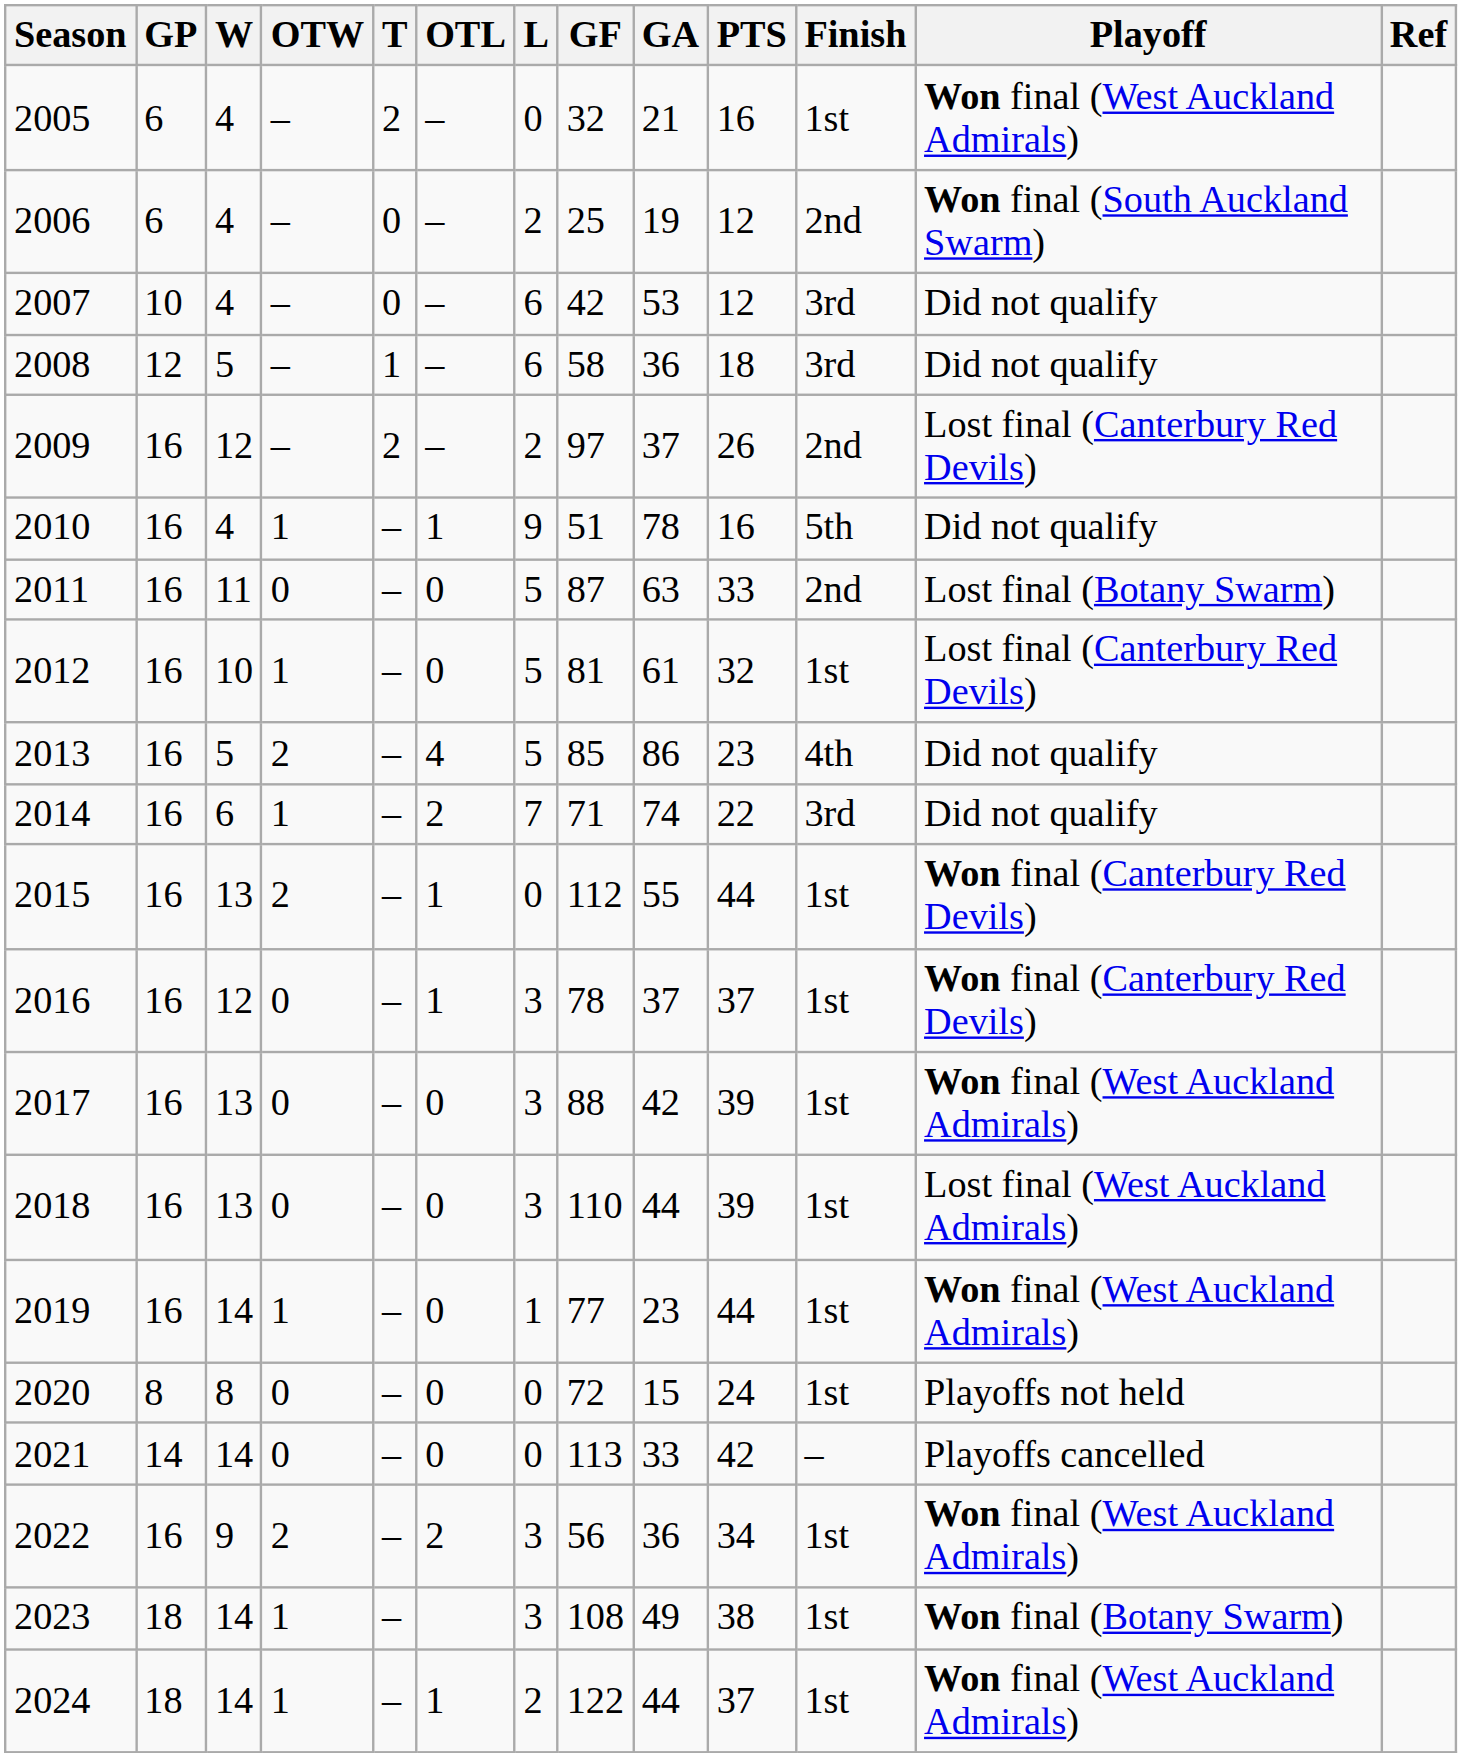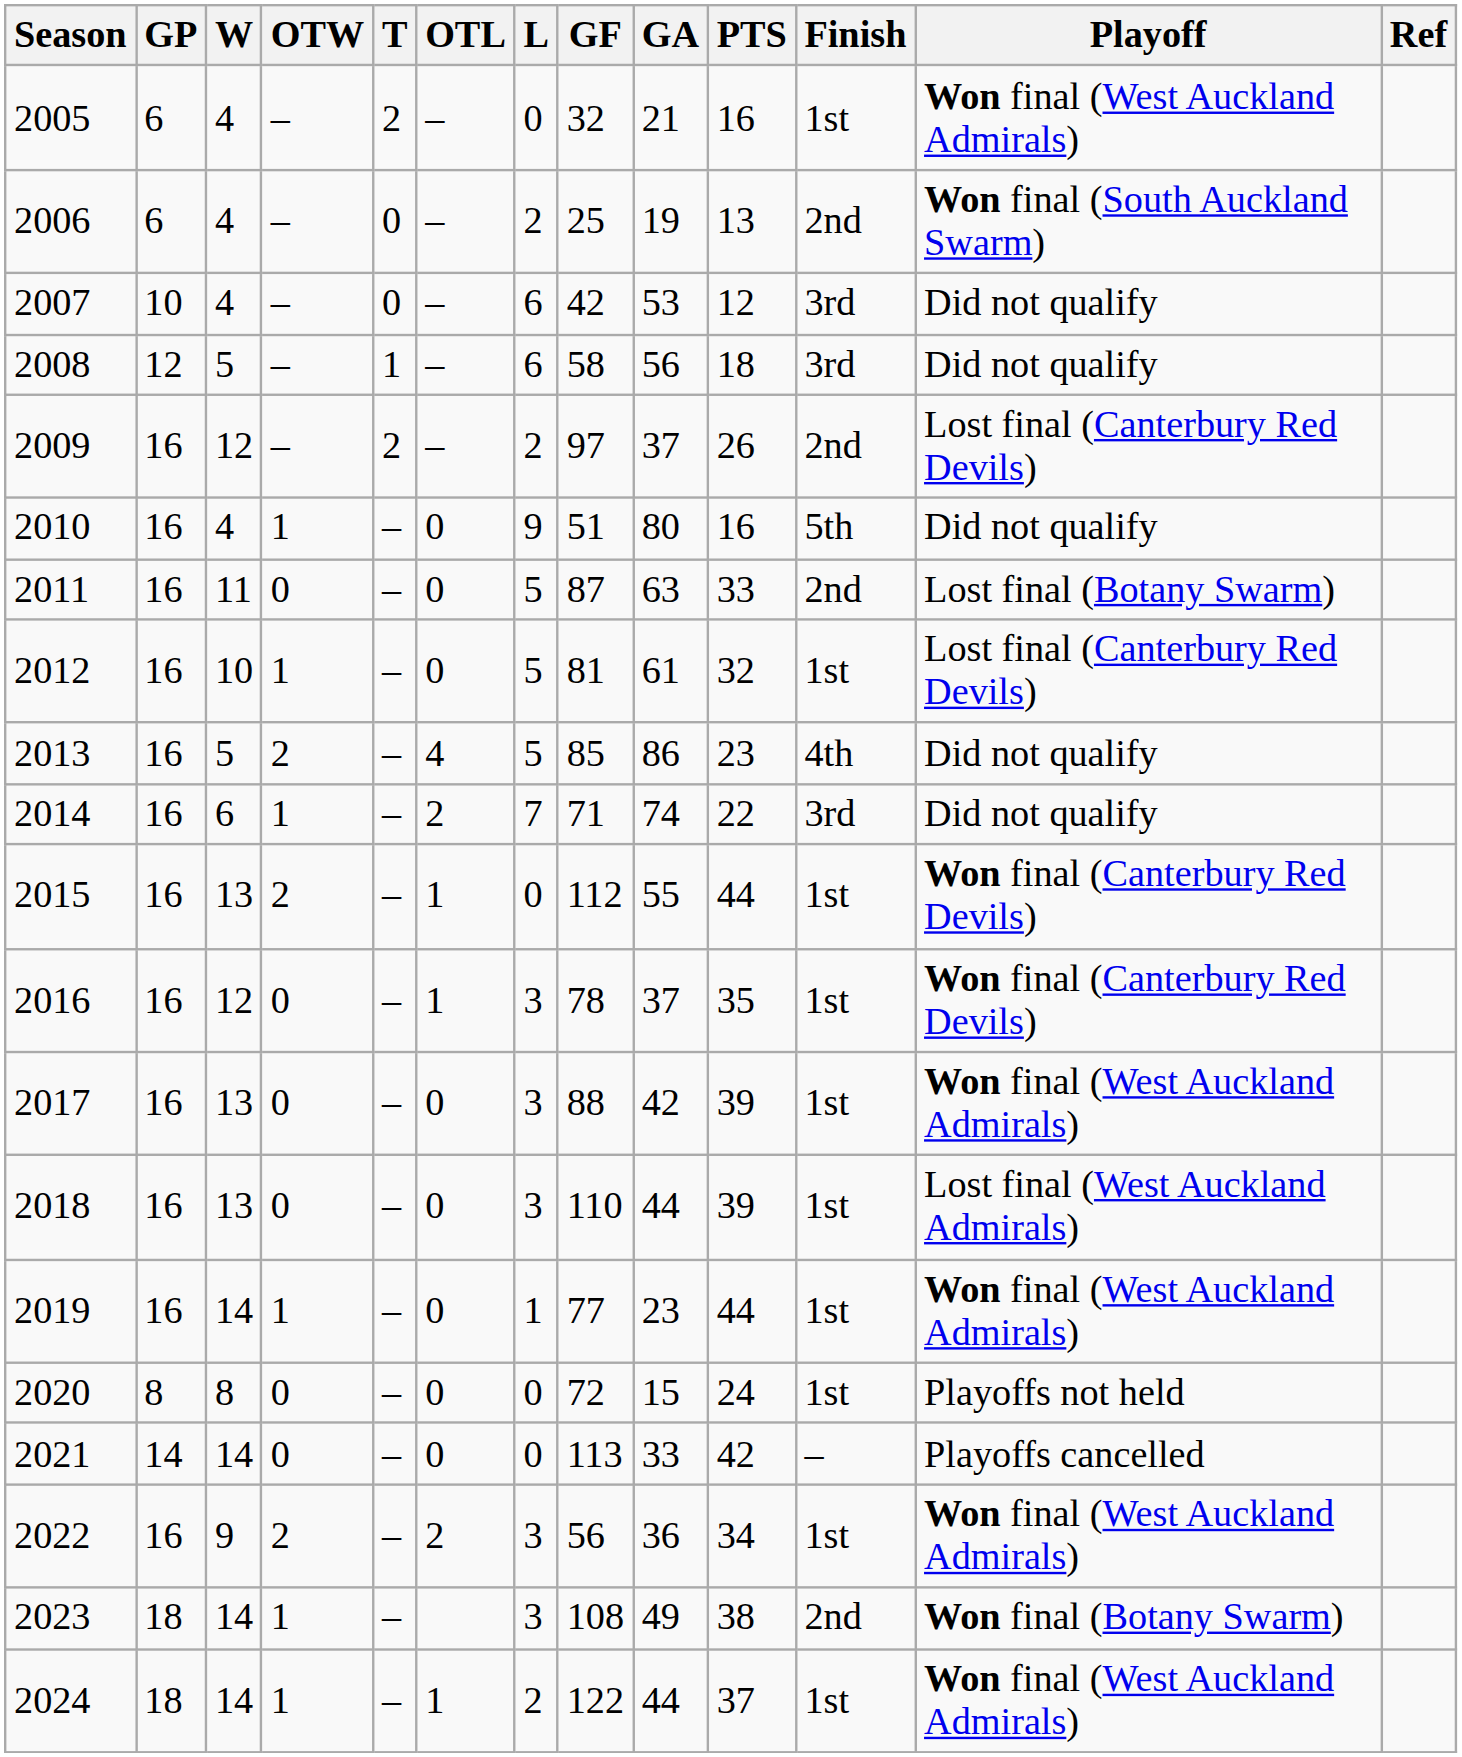(736, 220) 12 -> (736, 220) 13
(661, 363) 36 -> (661, 363) 56
(435, 527) 1 -> (435, 527) 0
(661, 527) 78 -> (661, 527) 80
(736, 999) 37 -> (736, 999) 35
(827, 1617) 1st -> (833, 1617) 2nd
